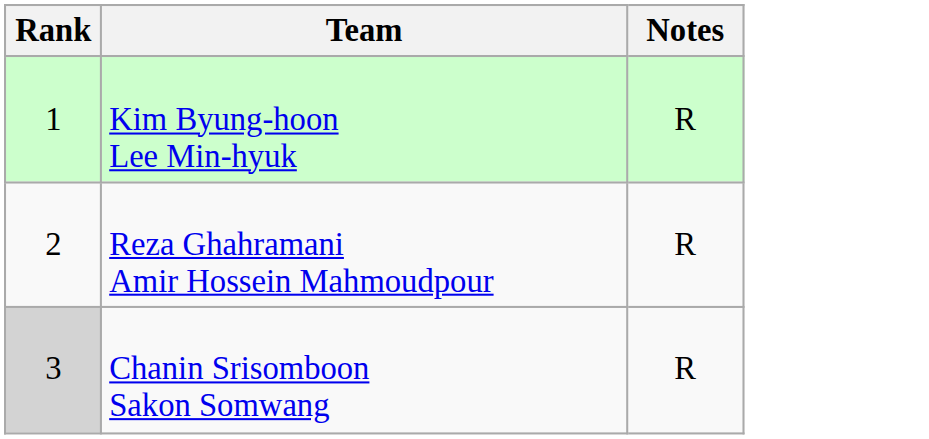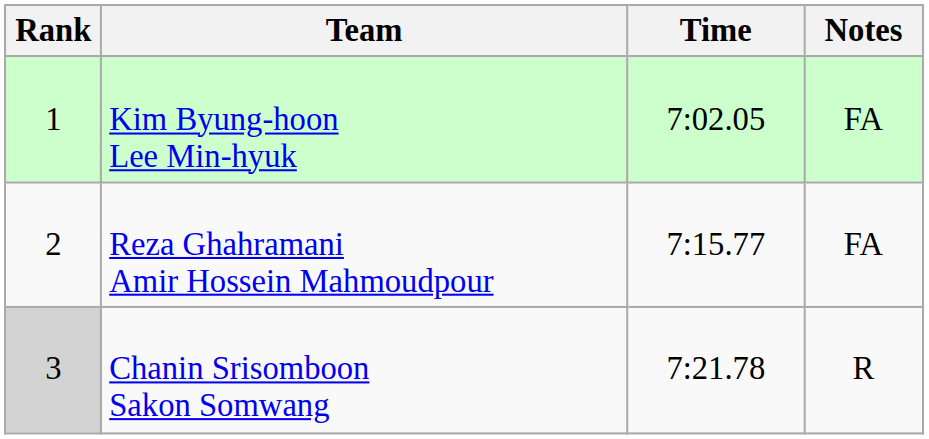+ column: (716, 30)
(685, 118) R -> (863, 118) FA
(685, 244) R -> (863, 244) FA
